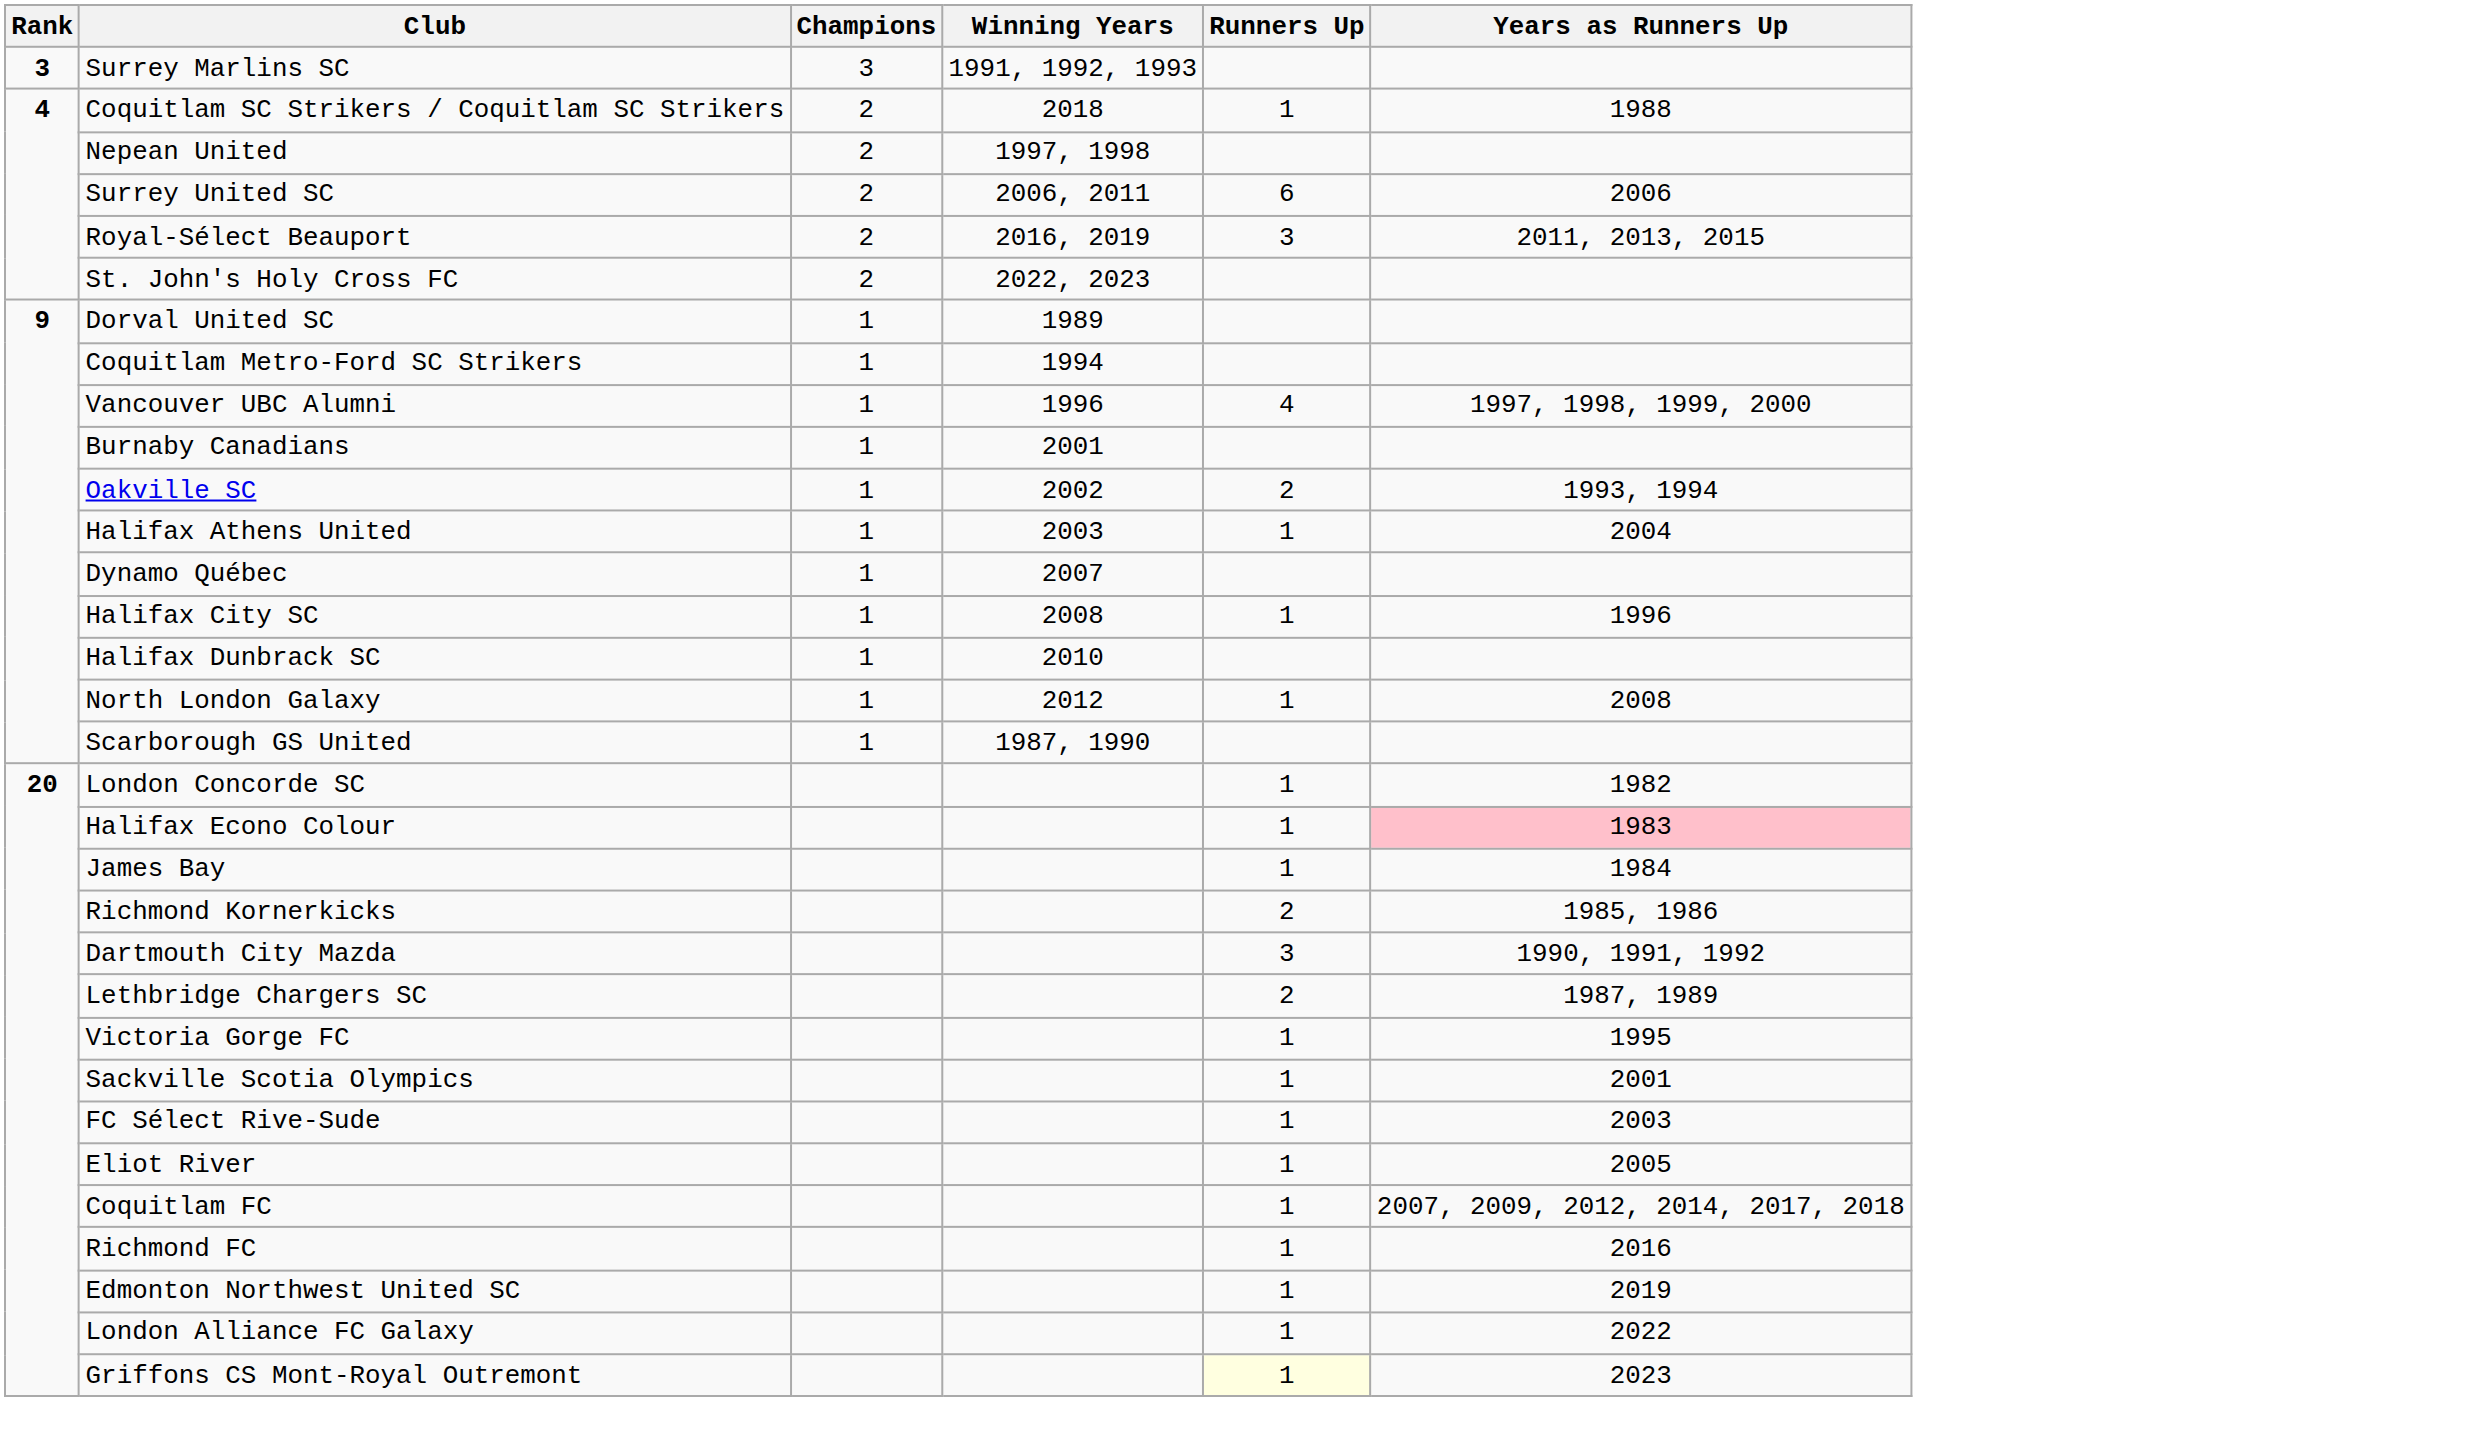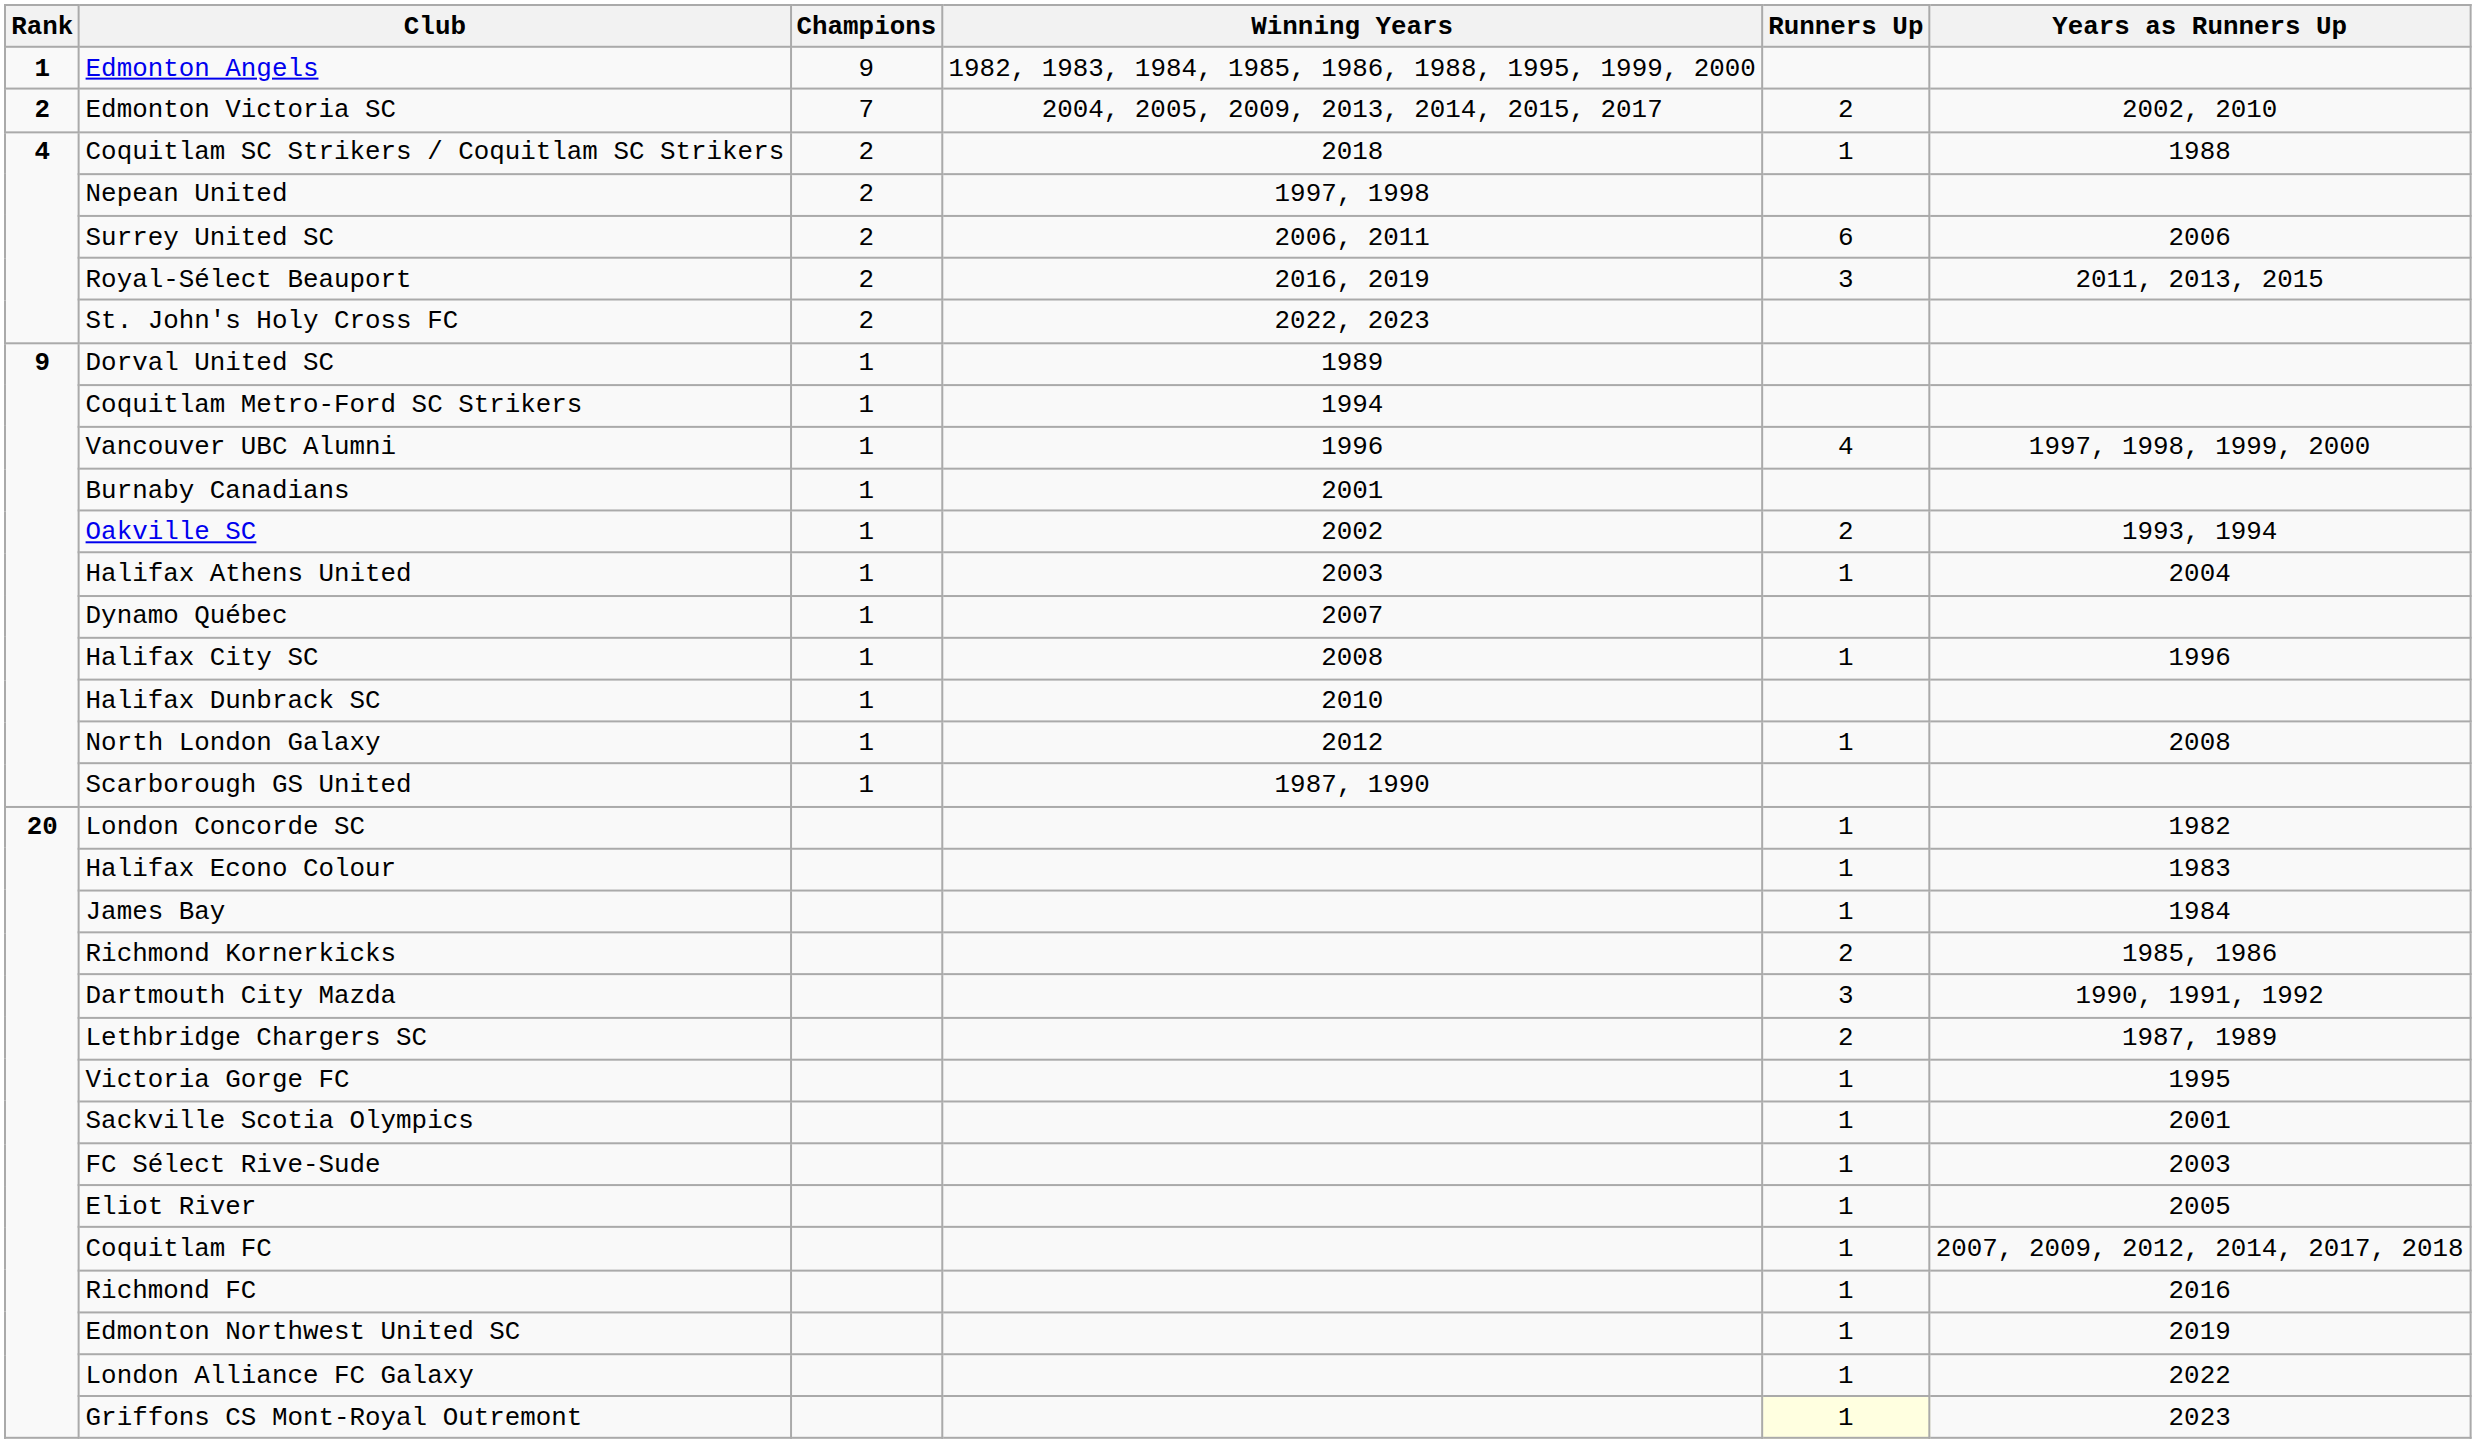+ row: (202, 68)
+ row: (241, 110)
- row: (218, 68)
(1641, 827) pink background -> (2200, 869) no background
